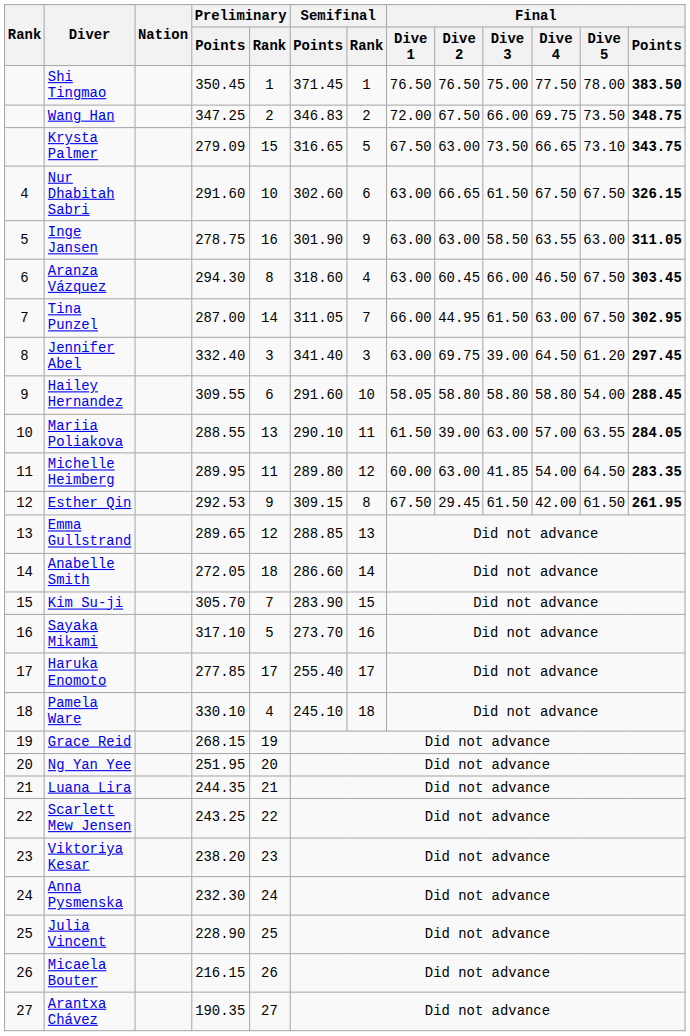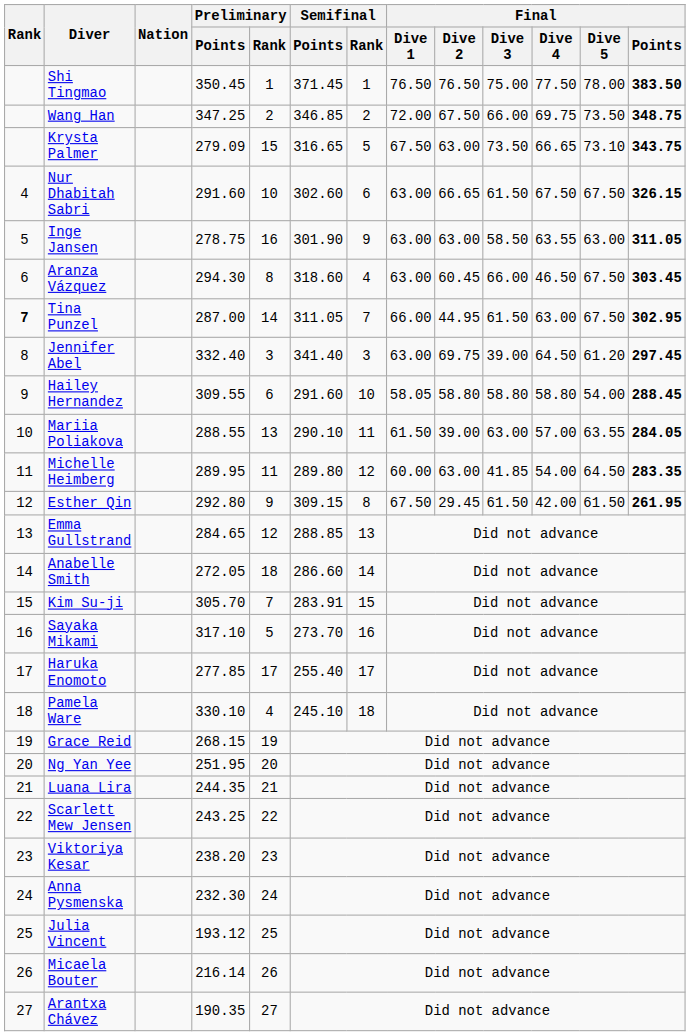(318, 116) 346.83 -> (318, 116) 346.85
(25, 318) normal -> (25, 318) bold
(220, 503) 292.53 -> (220, 503) 292.80
(220, 534) 289.65 -> (220, 534) 284.65
(318, 603) 283.90 -> (318, 603) 283.91
(220, 934) 228.90 -> (220, 934) 193.12
(220, 973) 216.15 -> (220, 973) 216.14
